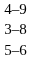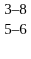- row: (16, 9)
